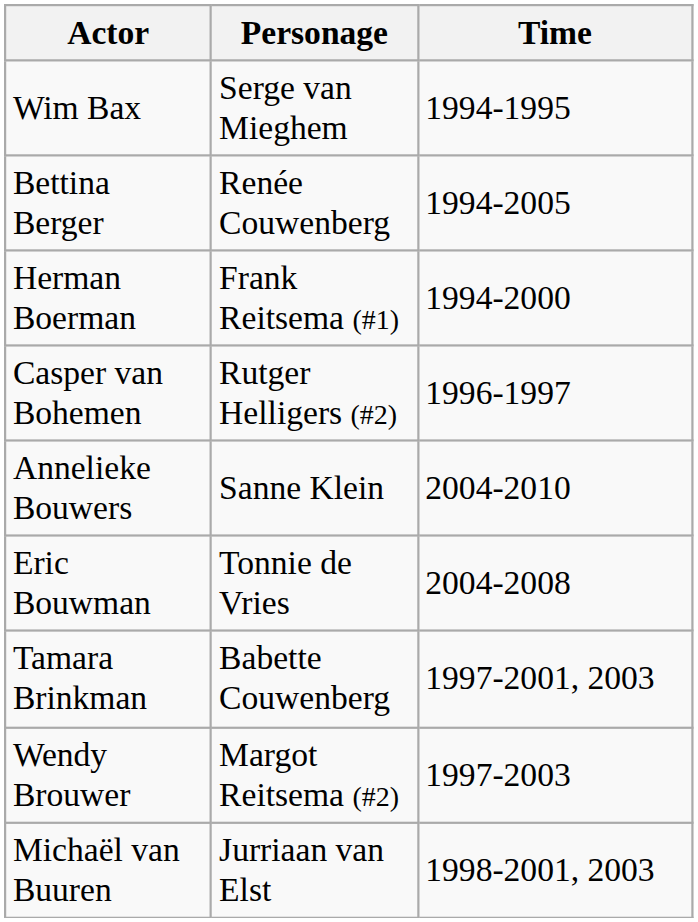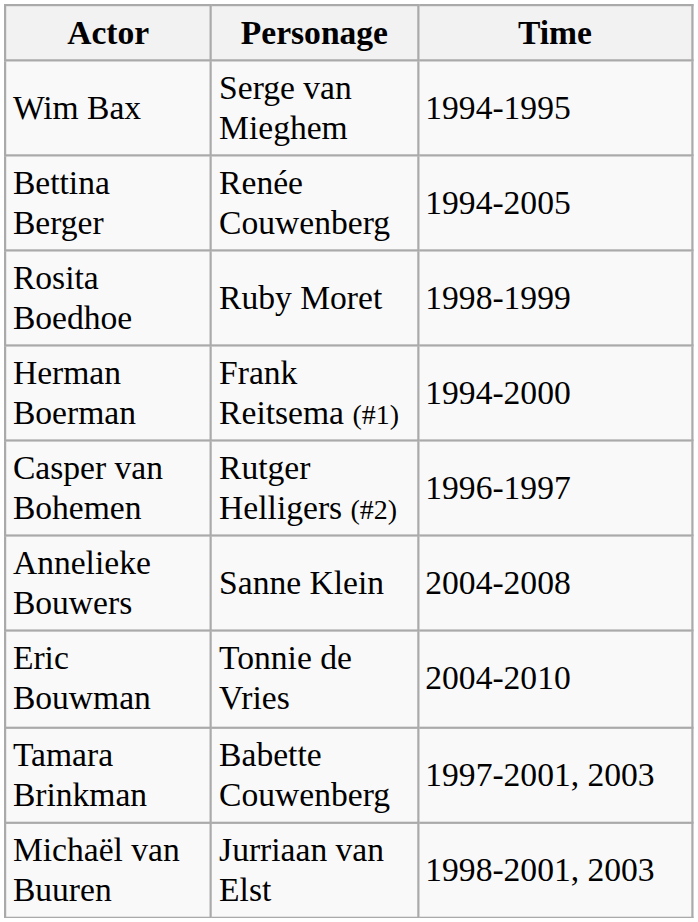+ row: (73, 297)
(498, 488) 2004-2010 -> (498, 583) 2004-2008
(498, 583) 2004-2008 -> (498, 678) 2004-2010
- row: (72, 773)
